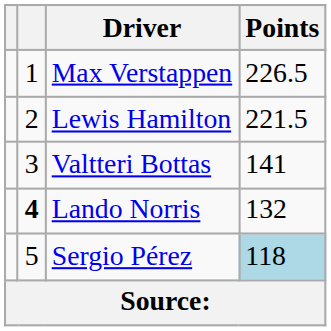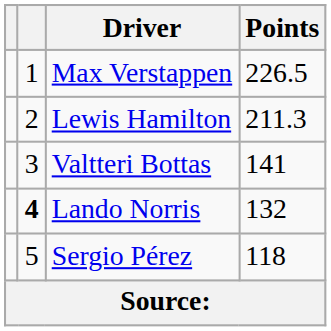(277, 118) 221.5 -> (276, 118) 211.3
(266, 255) lightblue background -> (266, 255) no background
